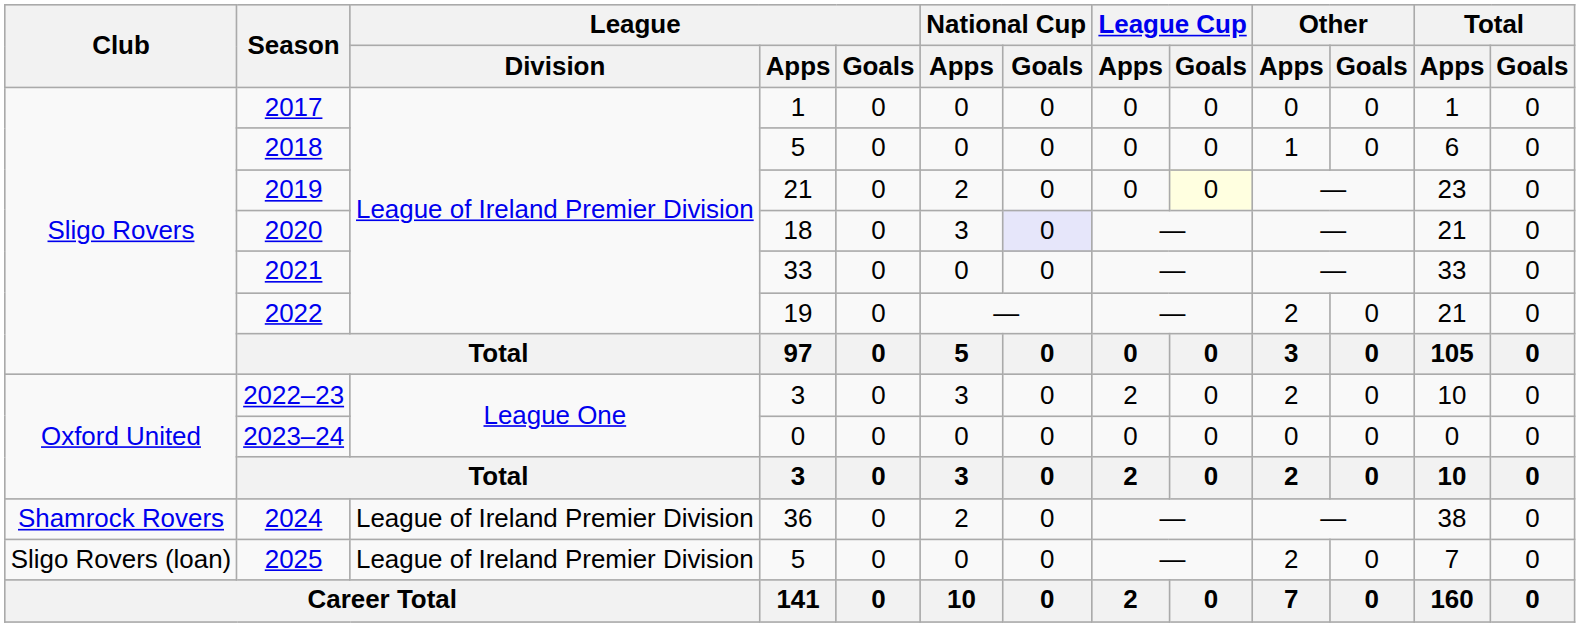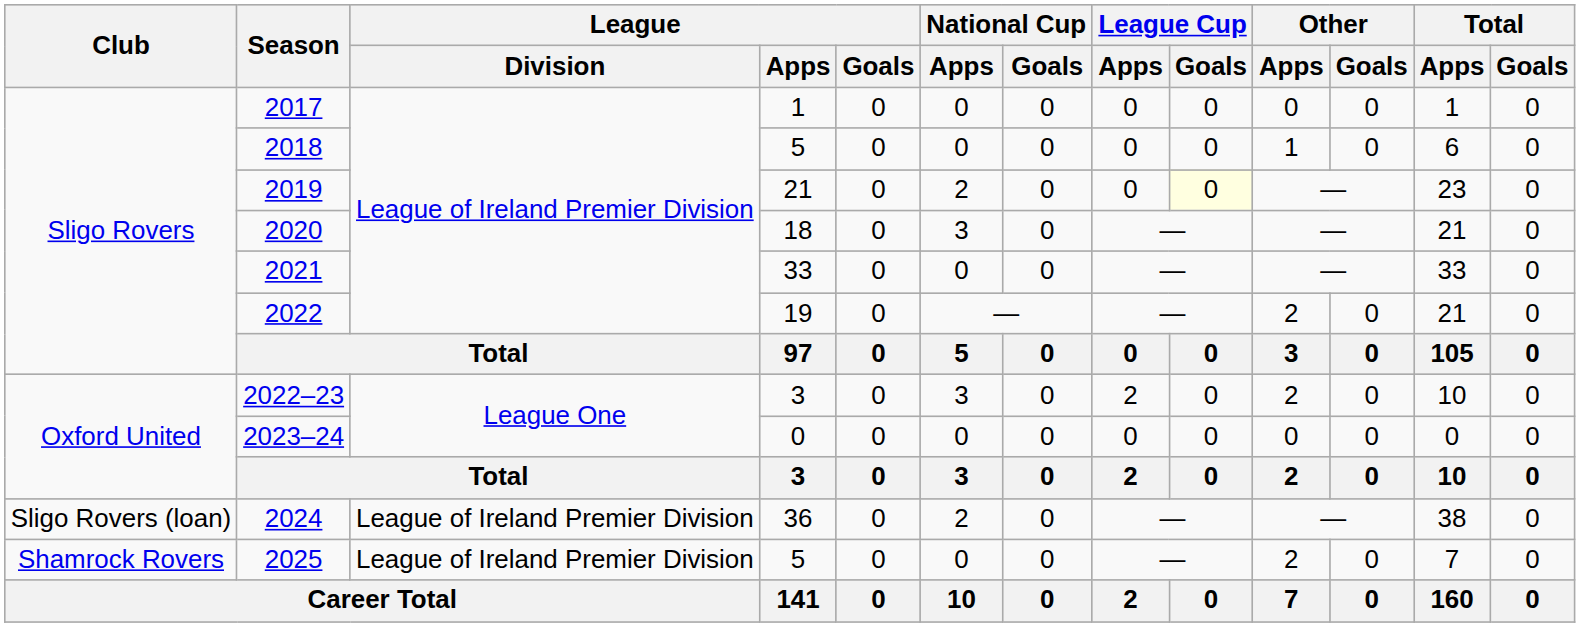(1047, 230) lavender background -> (1047, 230) no background
(121, 518) Shamrock Rovers -> (121, 518) Sligo Rovers (loan)
(121, 559) Sligo Rovers (loan) -> (121, 559) Shamrock Rovers
